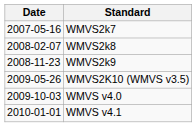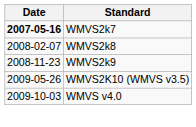(34, 29) normal -> (34, 29) bold
- row: (94, 113)
